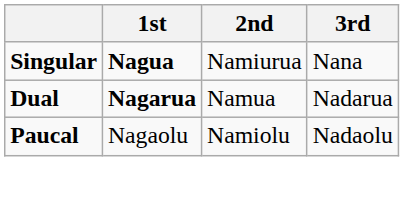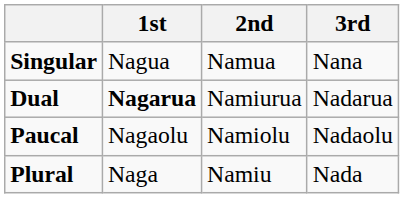(141, 60) bold -> (139, 60) normal
(254, 60) Namiurua -> (241, 60) Namua
(241, 98) Namua -> (254, 98) Namiurua
+ row: (42, 173)
